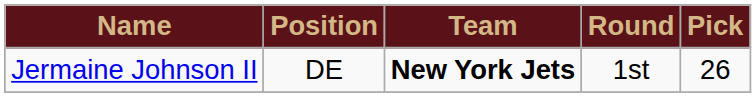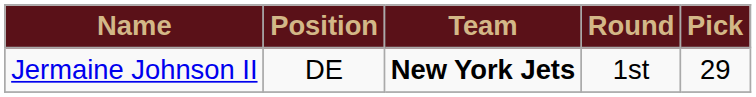(715, 69) 26 -> (715, 69) 29
